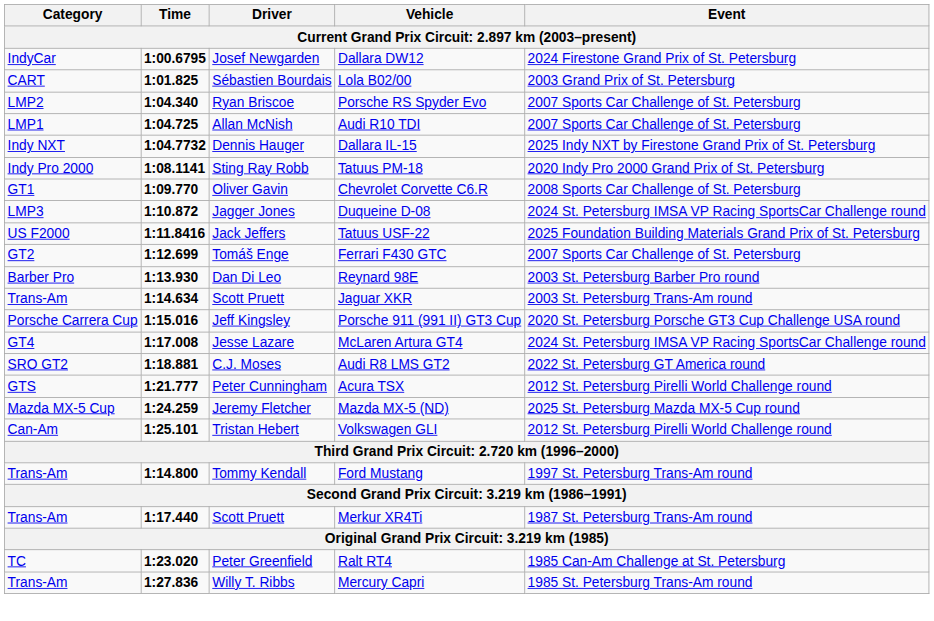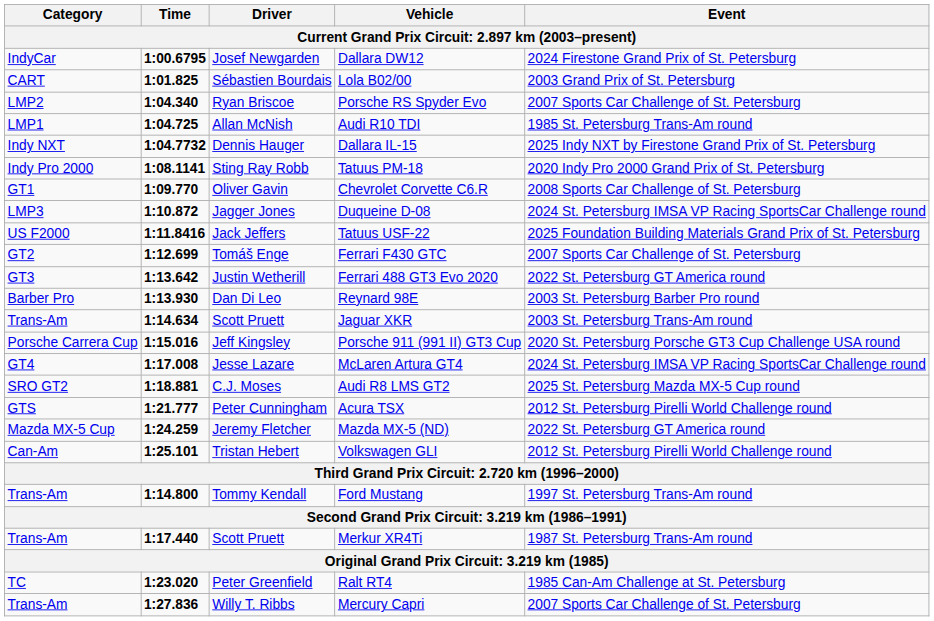(664, 124) 2007 Sports Car Challenge of St. Petersburg -> (640, 124) 1985 St. Petersburg Trans-Am round
+ row: (418, 277)
(646, 364) 2022 St. Petersburg GT America round -> (664, 386) 2025 St. Petersburg Mazda MX-5 Cup round
(664, 408) 2025 St. Petersburg Mazda MX-5 Cup round -> (646, 430) 2022 St. Petersburg GT America round
(640, 582) 1985 St. Petersburg Trans-Am round -> (664, 604) 2007 Sports Car Challenge of St. Petersburg
